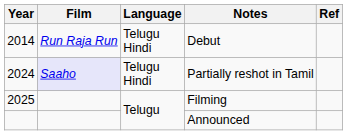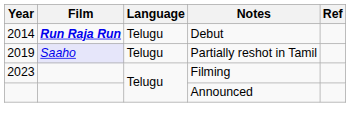(79, 40) normal -> (81, 33) bold
(142, 40) Telugu Hindi -> (145, 33) Telugu
(21, 74) 2024 -> (21, 53) 2019
(142, 74) Telugu Hindi -> (145, 53) Telugu
(21, 100) 2025 -> (21, 72) 2023
